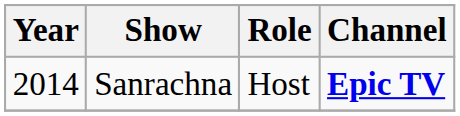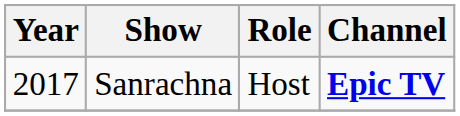(46, 83) 2014 -> (46, 83) 2017
